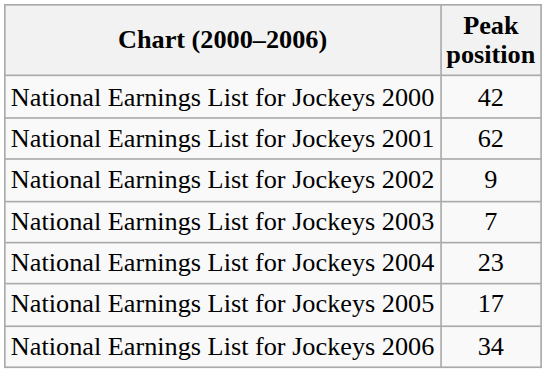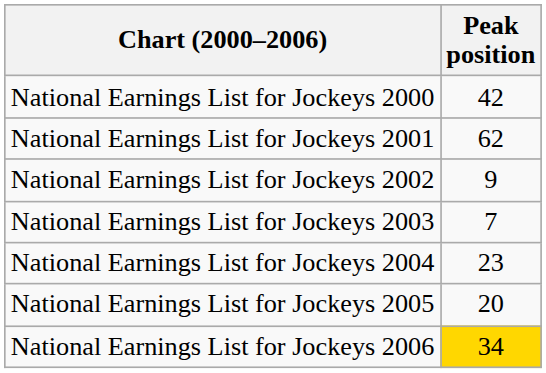(491, 304) 17 -> (491, 304) 20
(491, 346) no background -> (491, 346) gold background
